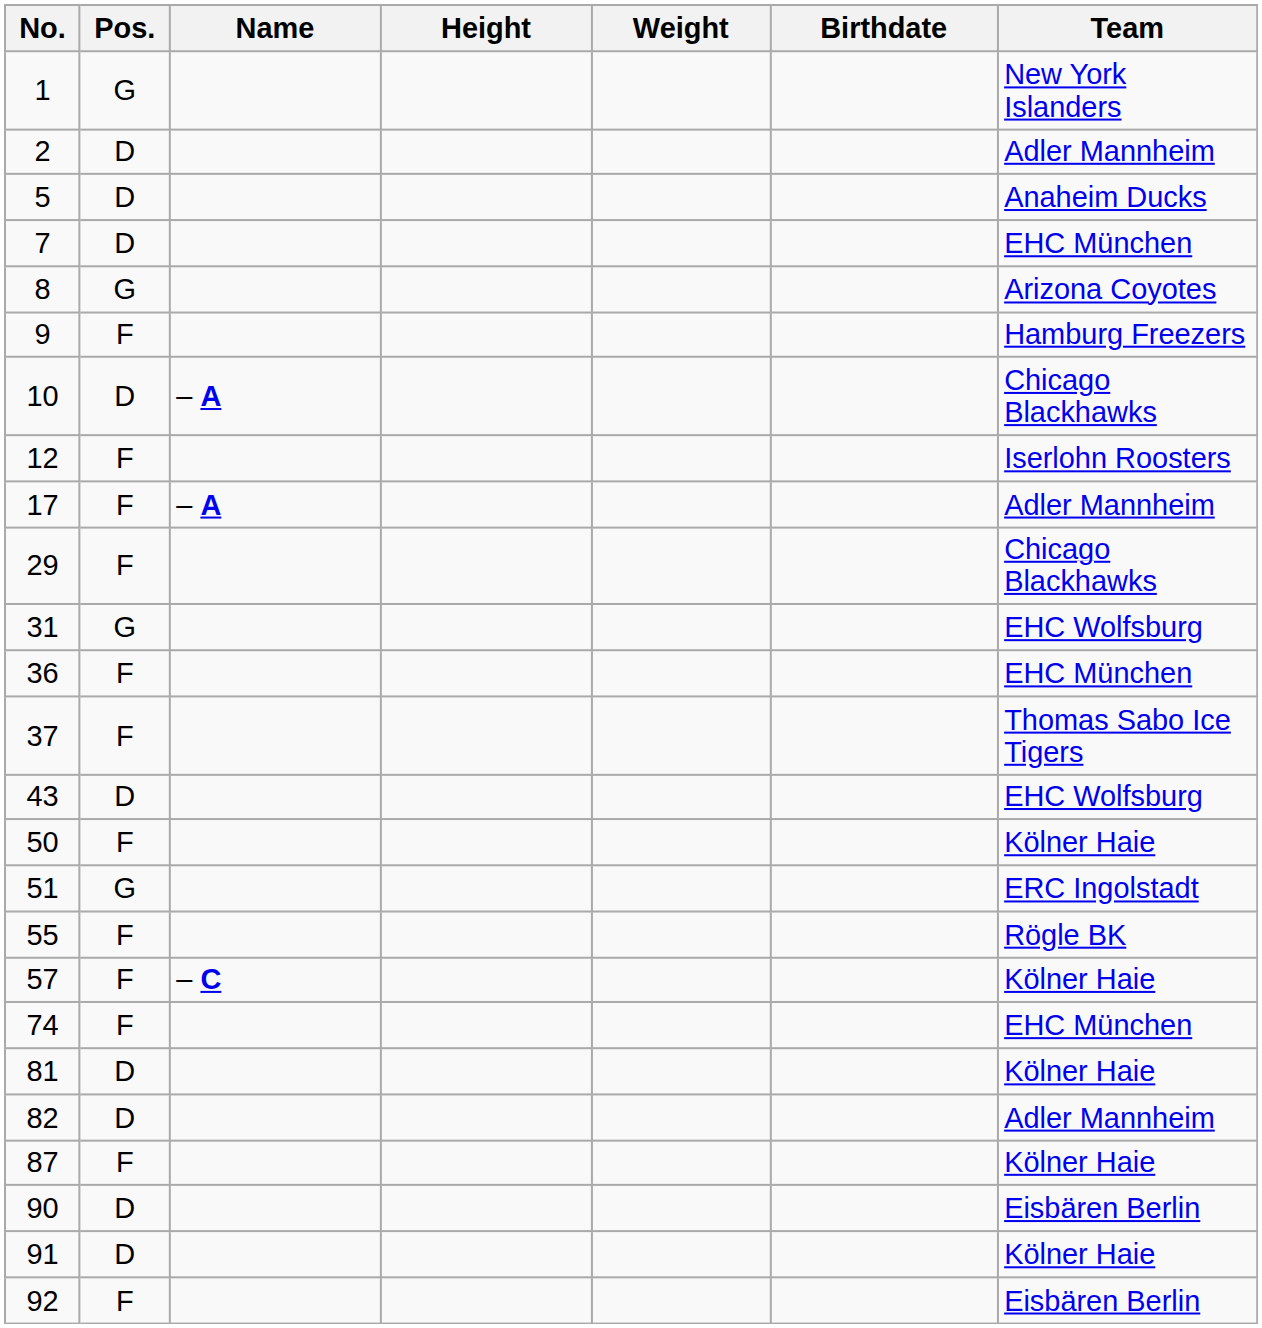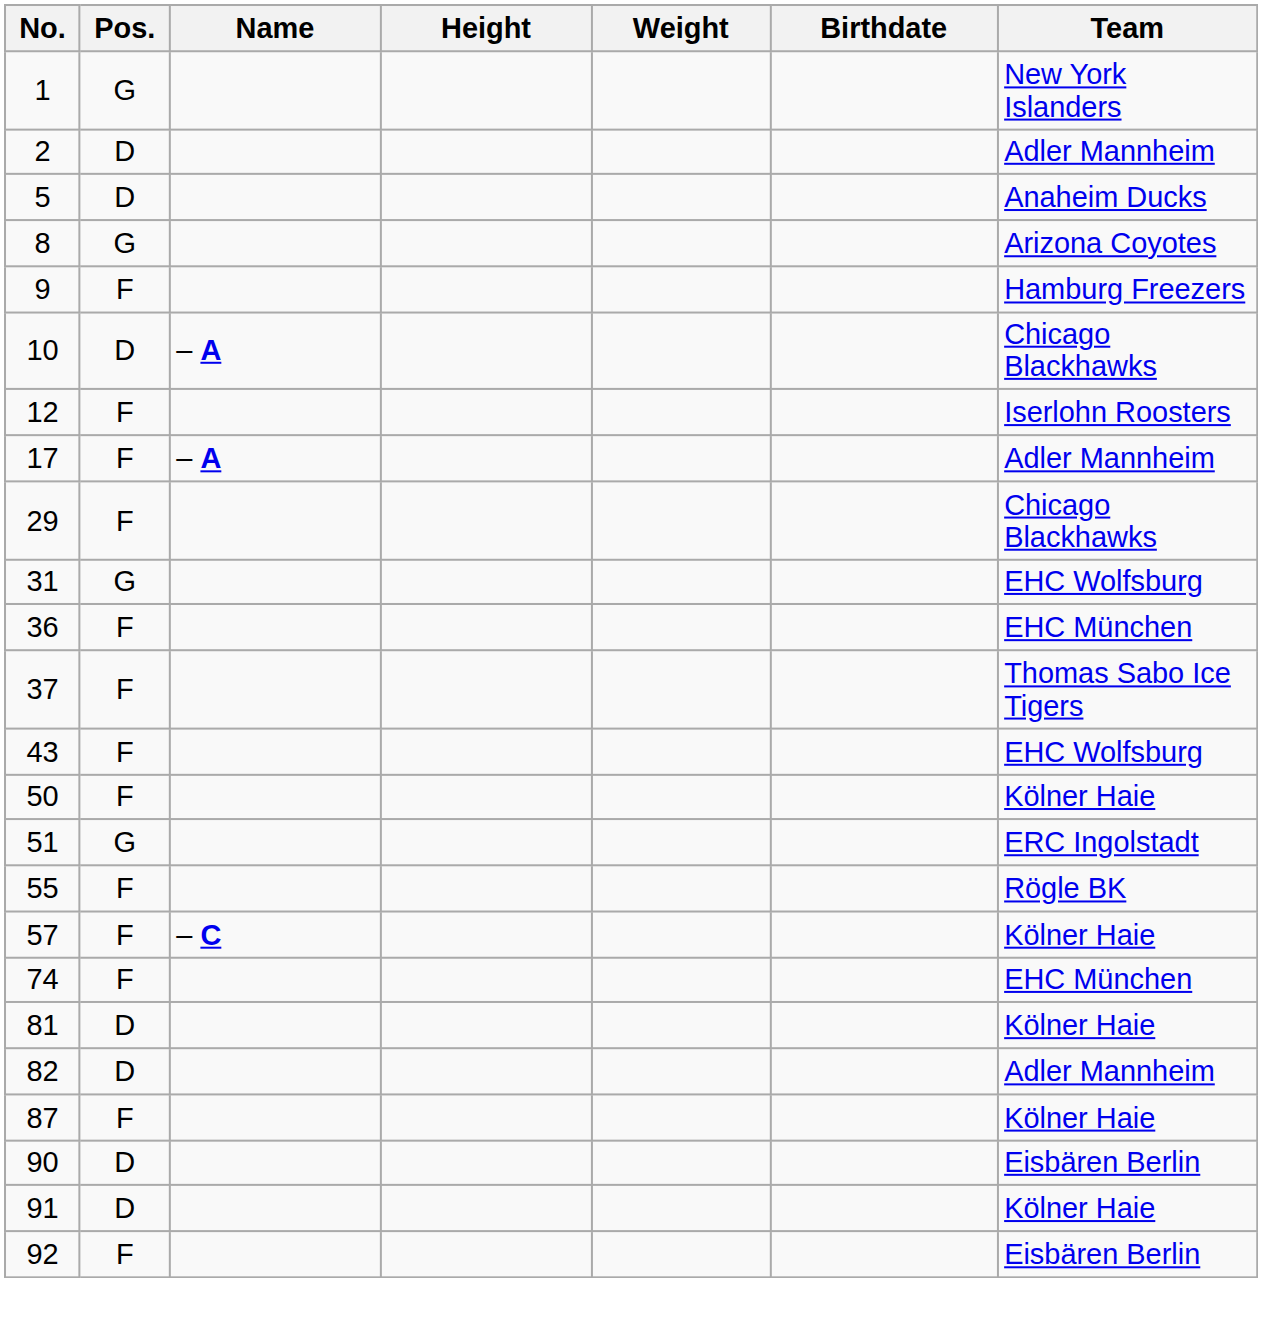- row: (42, 243)
(125, 797) D -> (125, 751) F
